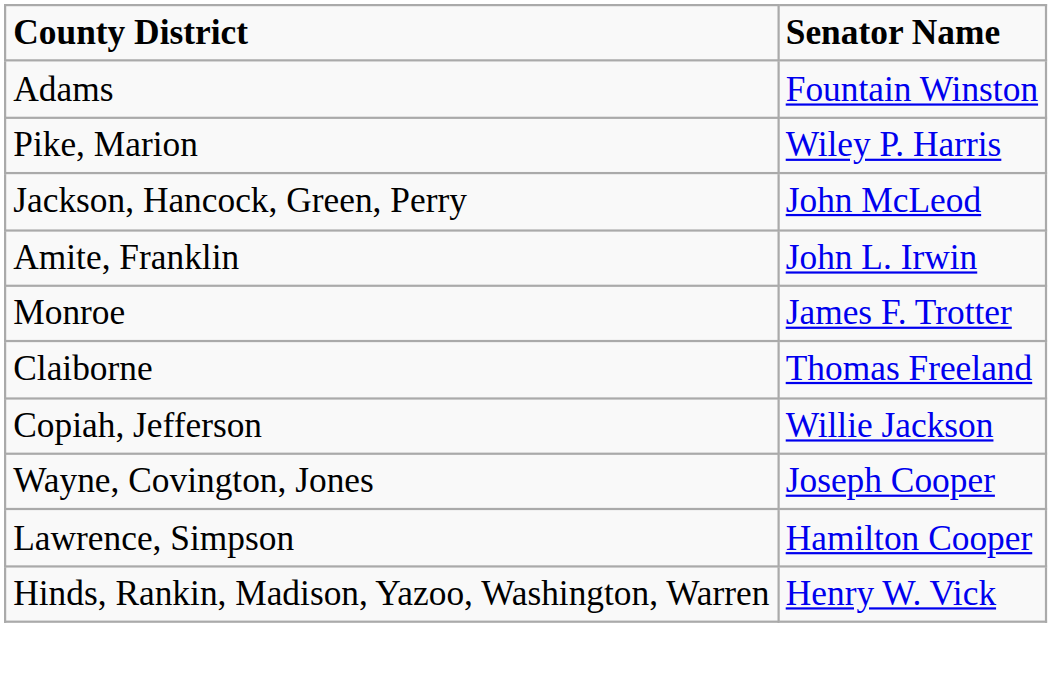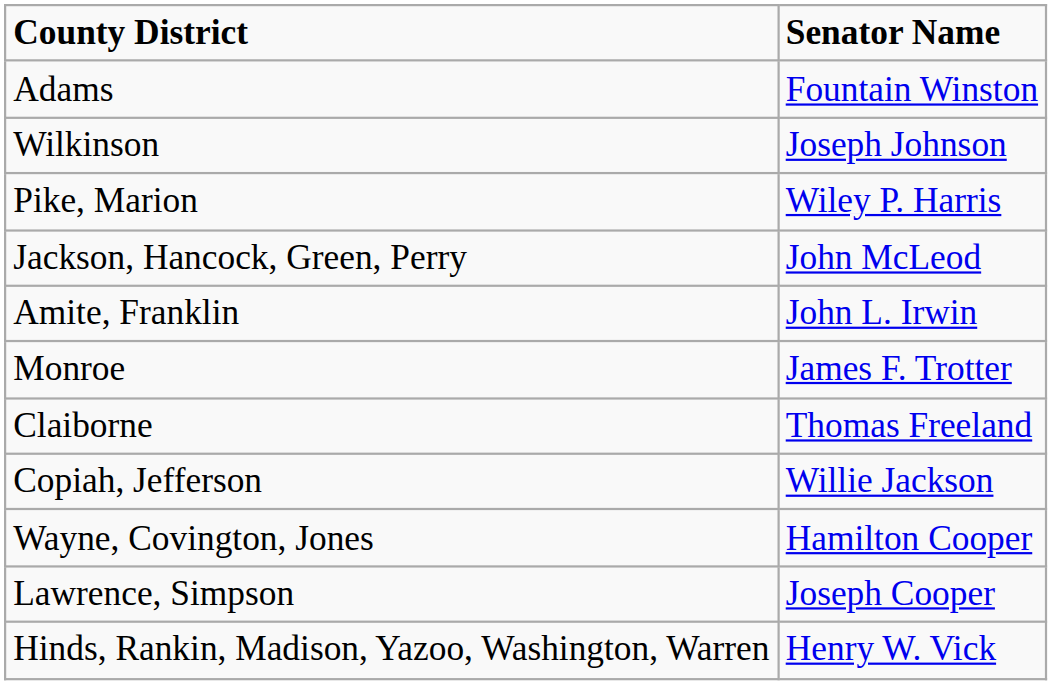+ row: (86, 144)
(890, 481) Joseph Cooper -> (909, 537) Hamilton Cooper
(909, 537) Hamilton Cooper -> (890, 593) Joseph Cooper
